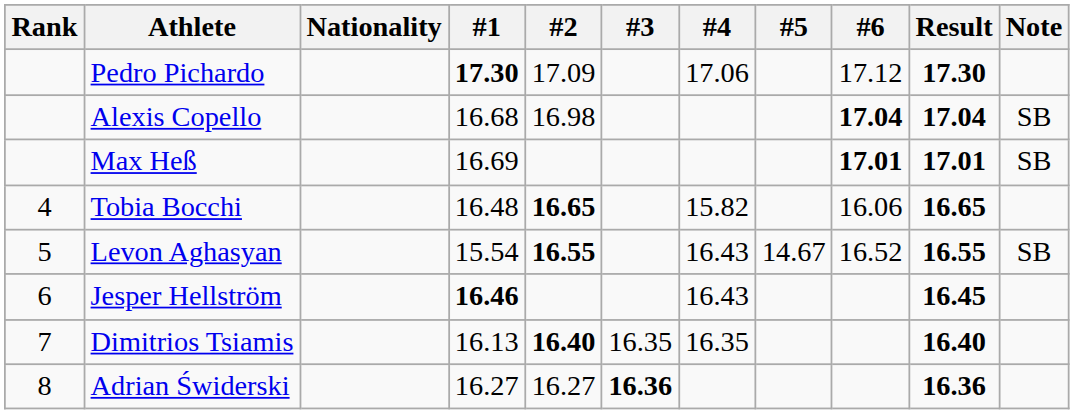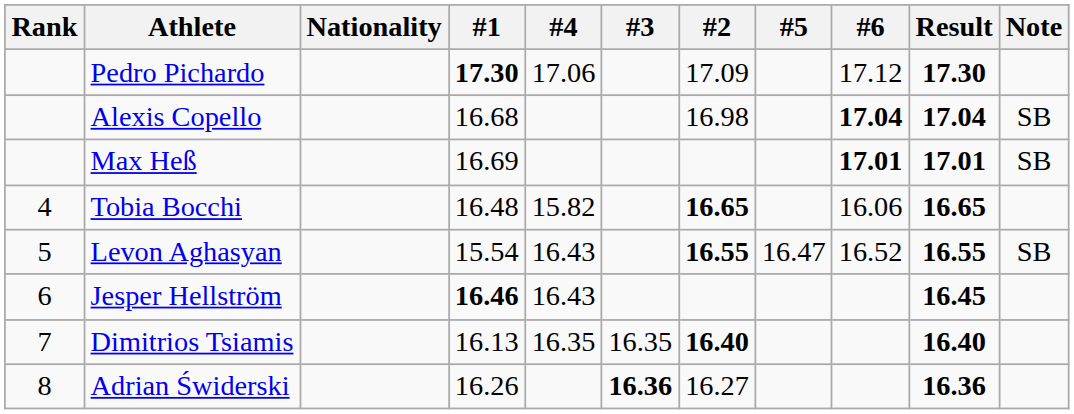columns swapped: (563, 26) <-> (717, 26)
(794, 251) 14.67 -> (794, 251) 16.47
(487, 386) 16.27 -> (487, 386) 16.26
